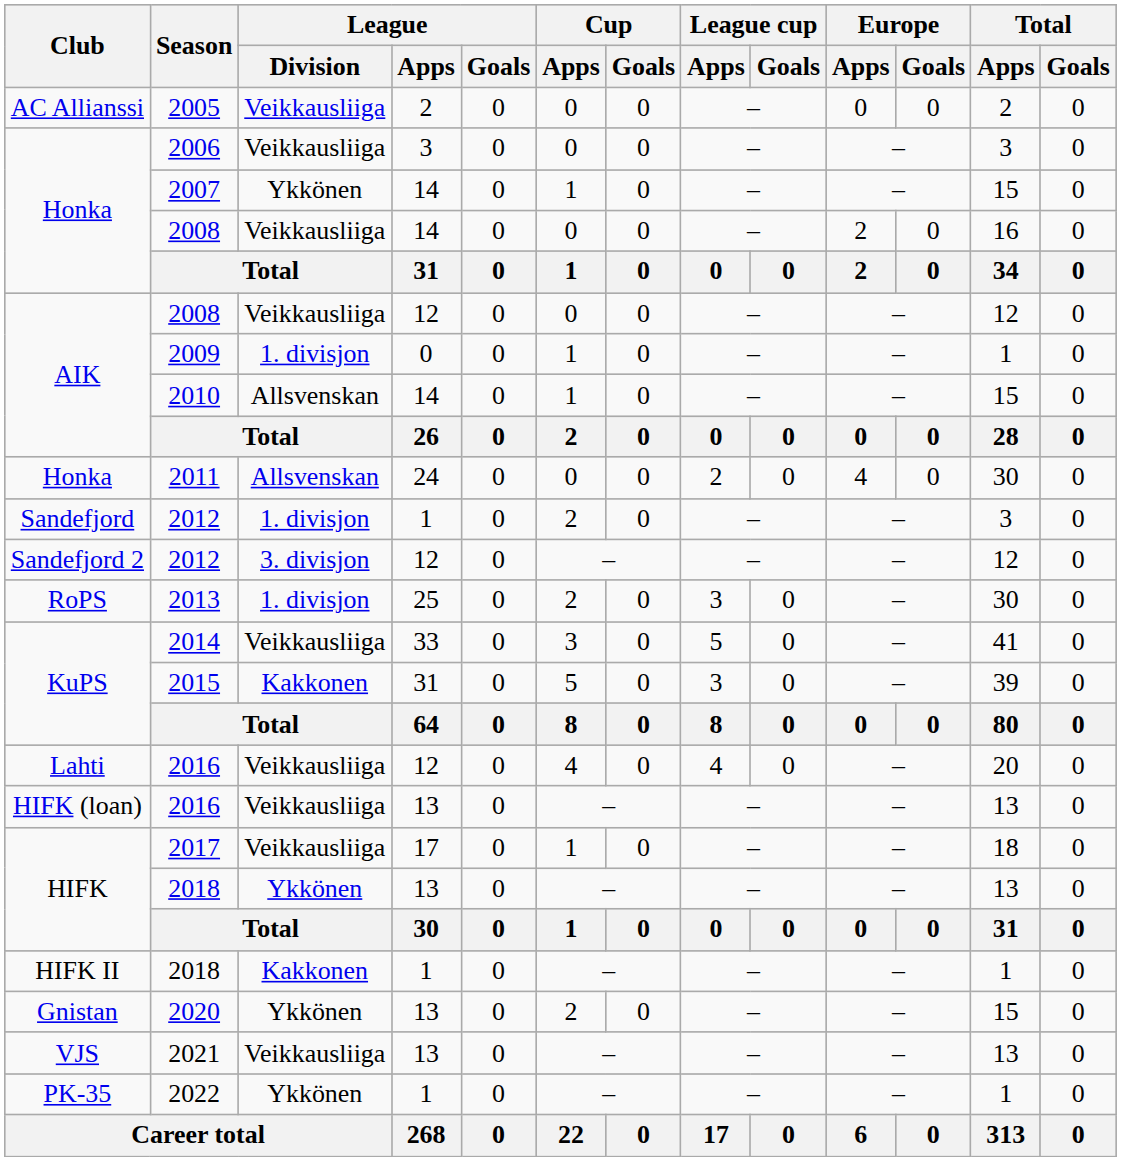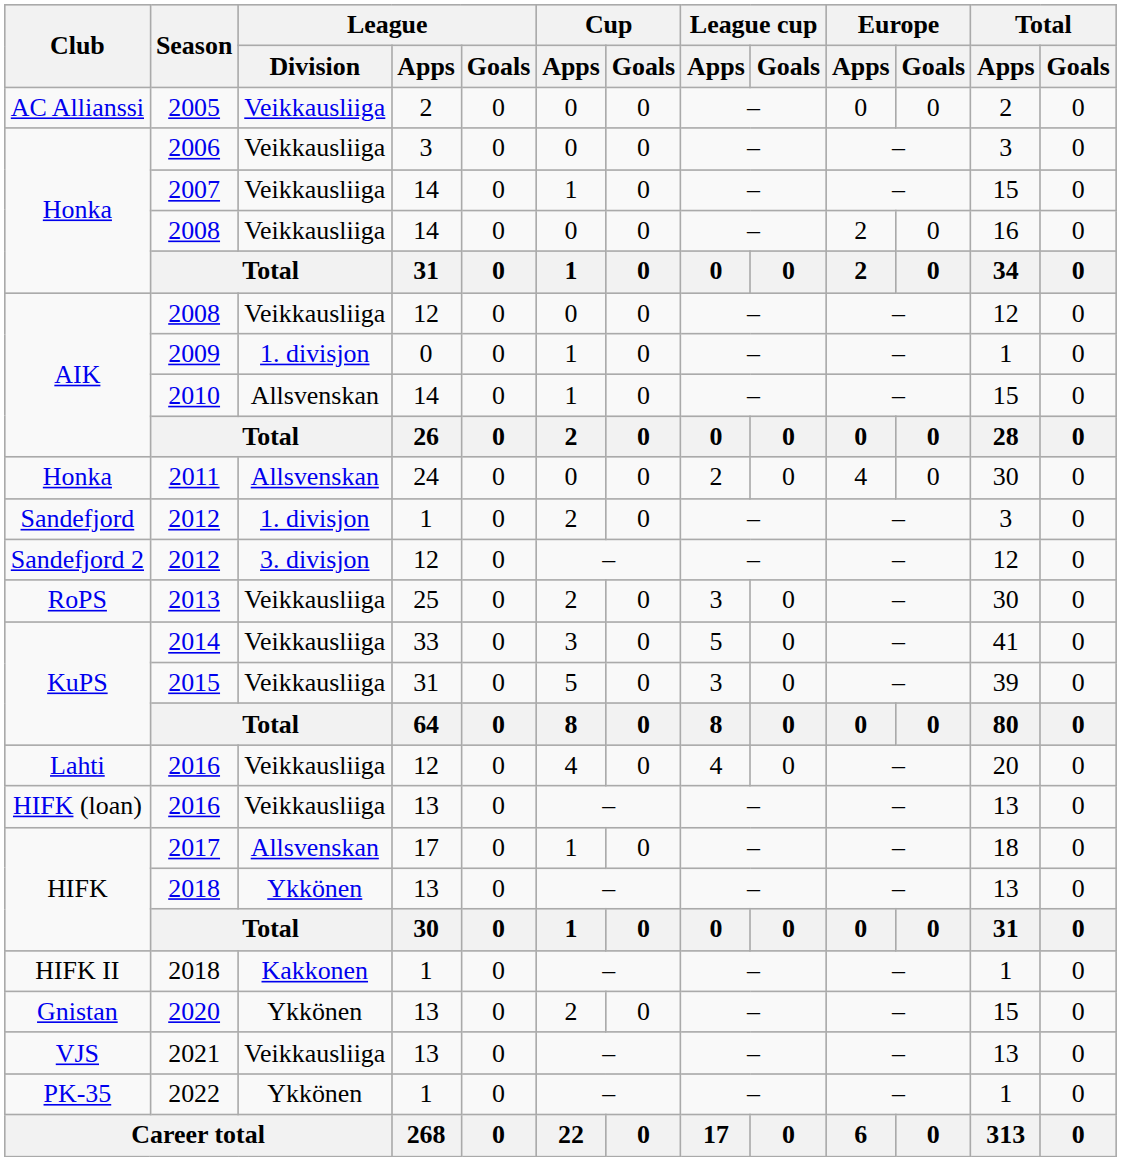(315, 189) Ykkönen -> (315, 189) Veikkausliiga
(315, 600) 1. divisjon -> (315, 600) Veikkausliiga
(315, 682) Kakkonen -> (315, 682) Veikkausliiga
(315, 847) Veikkausliiga -> (315, 847) Allsvenskan
